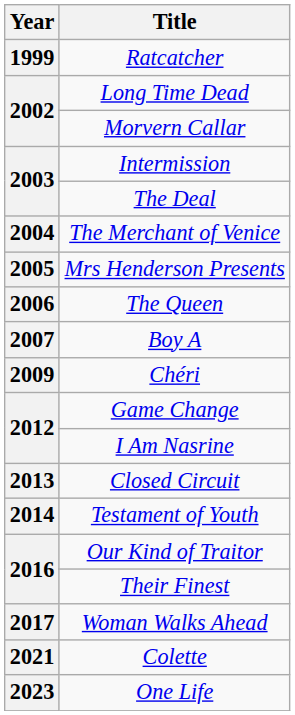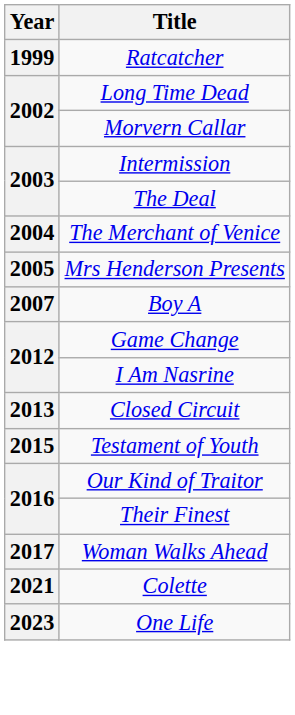- row: (175, 304)
- row: (175, 374)
(32, 515) 2014 -> (32, 445) 2015
